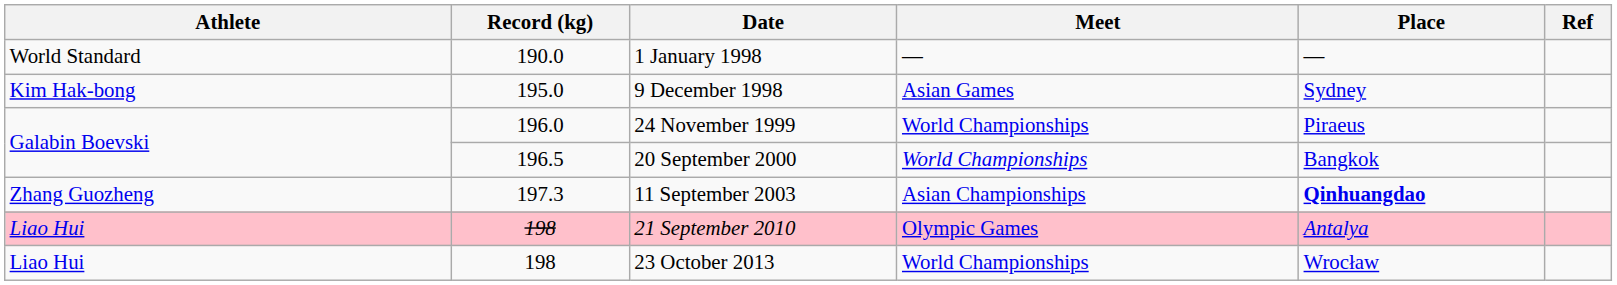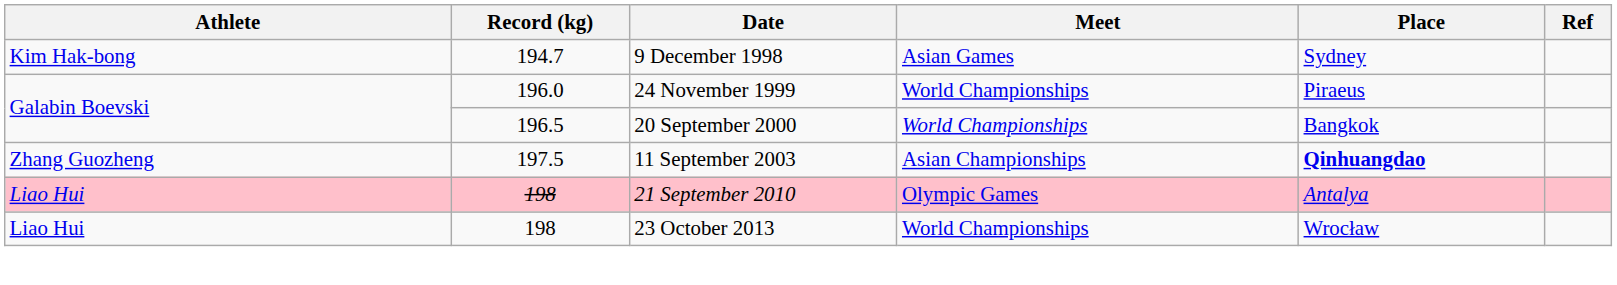- row: (698, 56)
(540, 90) 195.0 -> (540, 56) 194.7
(540, 194) 197.3 -> (540, 159) 197.5
